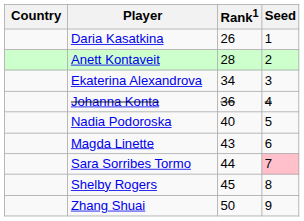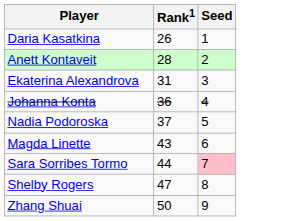- column: (36, 16)
(228, 80) 34 -> (164, 80) 31
(228, 122) 40 -> (164, 122) 37
(228, 184) 45 -> (164, 184) 47
